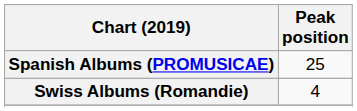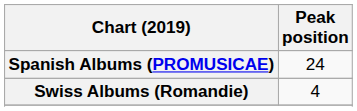(315, 64) 25 -> (315, 64) 24
